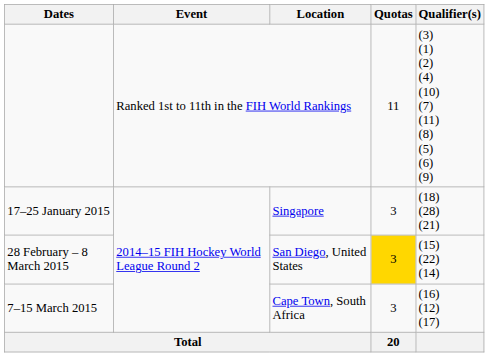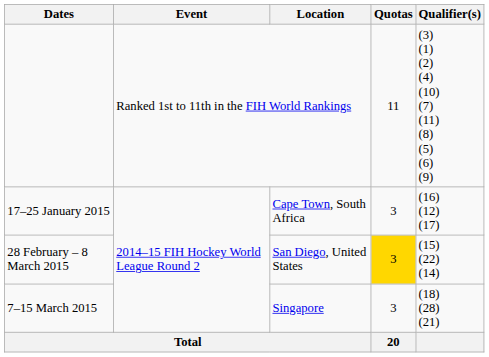(298, 211) Singapore -> (319, 211) Cape Town, South Africa
(429, 211) (18) (28) (21) -> (429, 211) (16) (12) (17)
(319, 308) Cape Town, South Africa -> (298, 308) Singapore
(429, 308) (16) (12) (17) -> (429, 308) (18) (28) (21)
